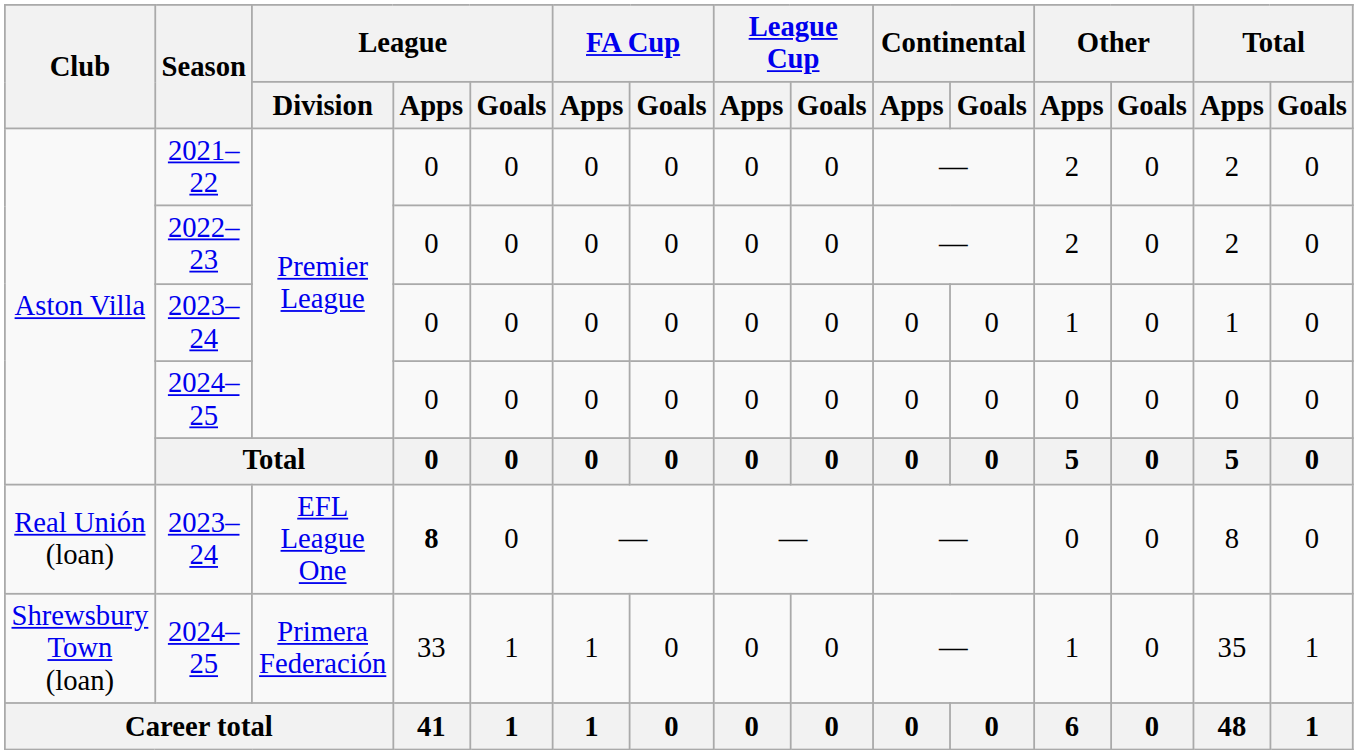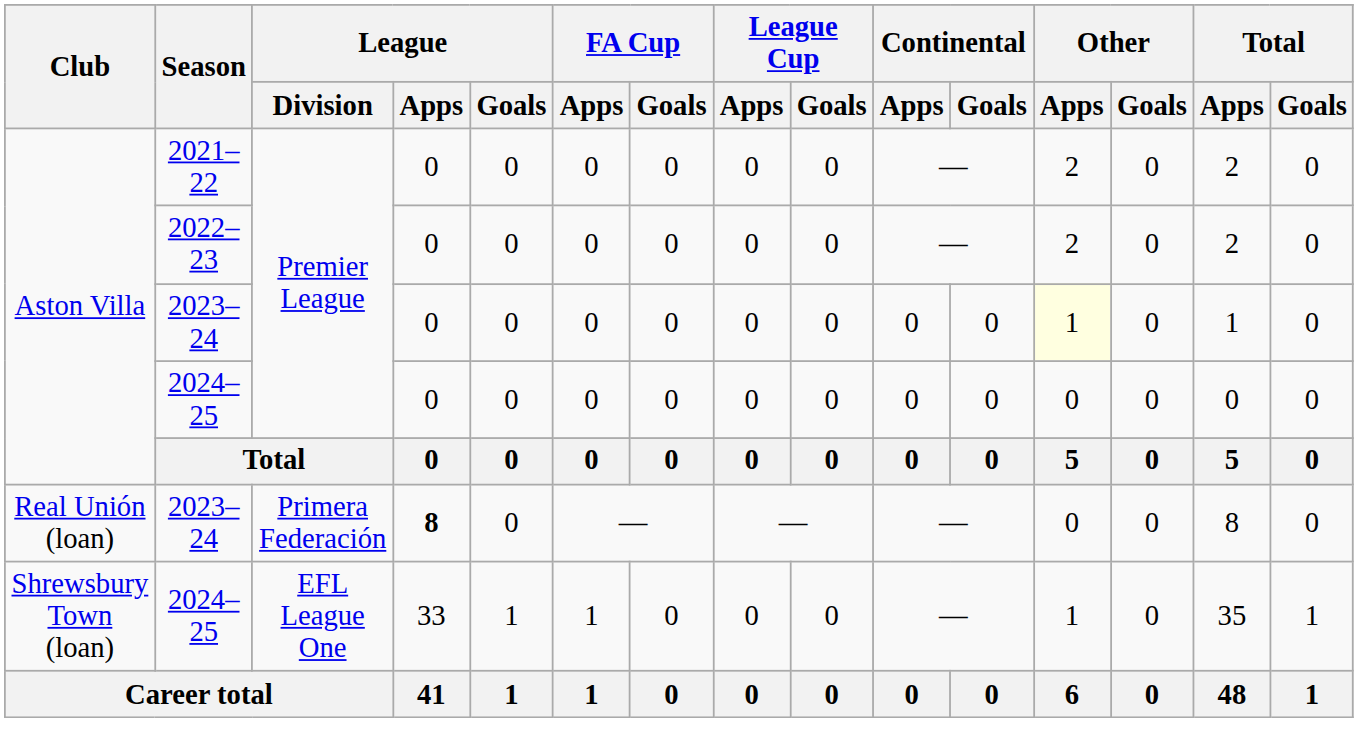(1072, 321) no background -> (1072, 321) lightyellow background
(323, 538) EFL League One -> (323, 522) Primera Federación
(323, 648) Primera Federación -> (323, 616) EFL League One
